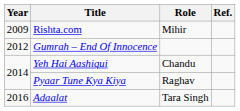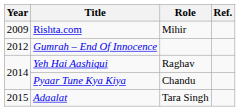(179, 64) Chandu -> (178, 64) Raghav
(178, 81) Raghav -> (179, 81) Chandu
(18, 98) 2016 -> (18, 98) 2015
